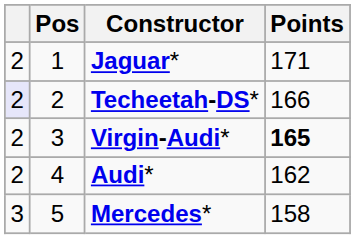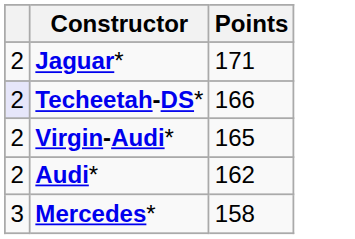- column: (57, 23)
(290, 137) bold -> (235, 137) normal
